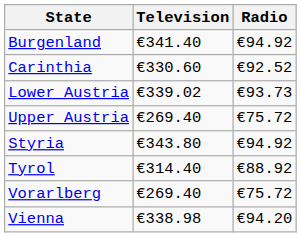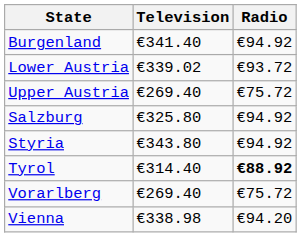- row: (50, 68)
(264, 93) €93.73 -> (264, 68) €93.72
+ row: (45, 118)
(264, 168) normal -> (264, 168) bold
